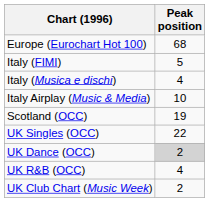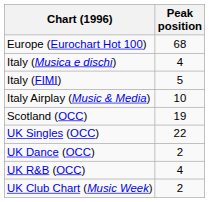rows swapped: (34, 62) <-> (62, 80)
(180, 152) lightgrey background -> (180, 152) no background
